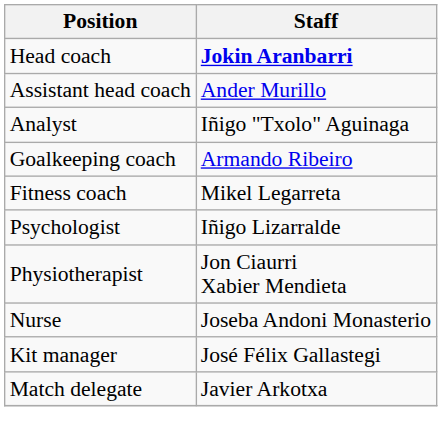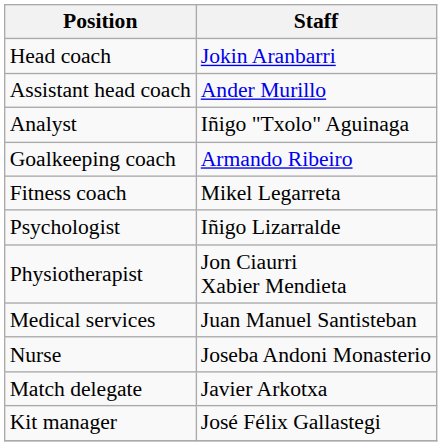(277, 55) bold -> (268, 55) normal
+ row: (83, 319)
rows swapped: (63, 354) <-> (76, 388)
